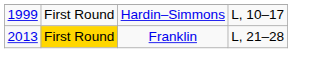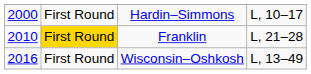(23, 15) 1999 -> (23, 15) 2000
(23, 36) 2013 -> (23, 36) 2010
+ row: (182, 58)
